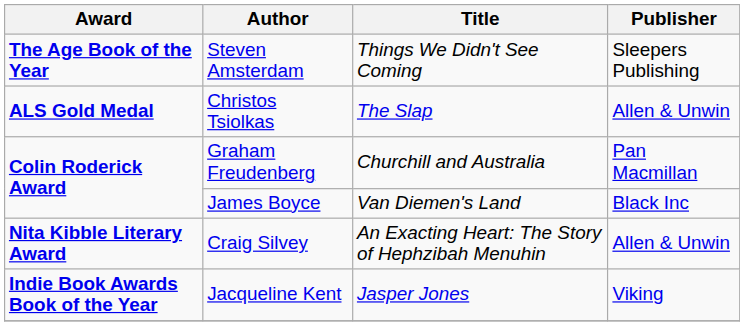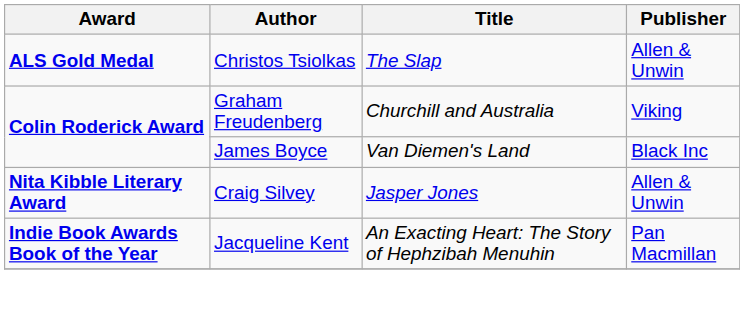- row: (255, 60)
(655, 162) Pan Macmillan -> (657, 111) Viking
(479, 243) An Exacting Heart: The Story of Hephzibah Menuhin -> (422, 192) Jasper Jones
(413, 294) Jasper Jones -> (488, 243) An Exacting Heart: The Story of Hephzibah Menuhin
(638, 294) Viking -> (674, 243) Pan Macmillan
